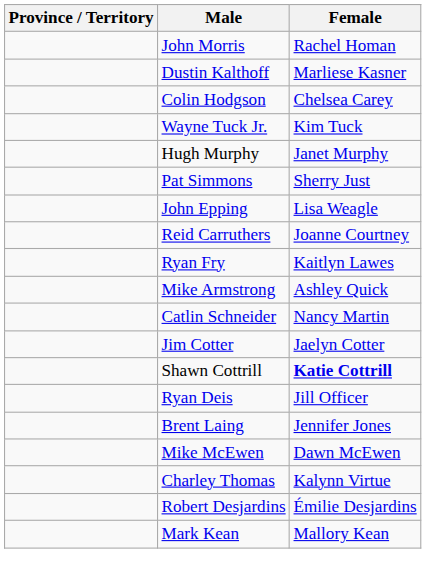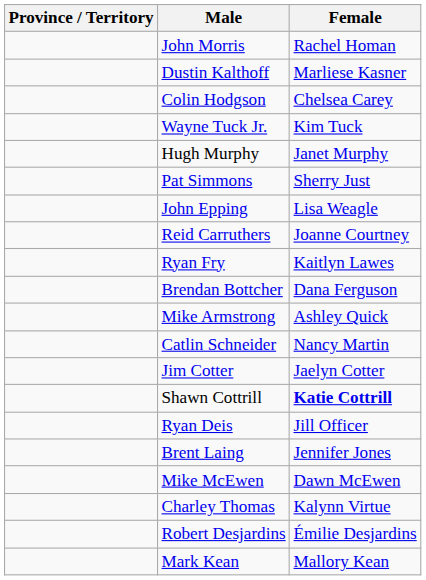+ row: (222, 289)
